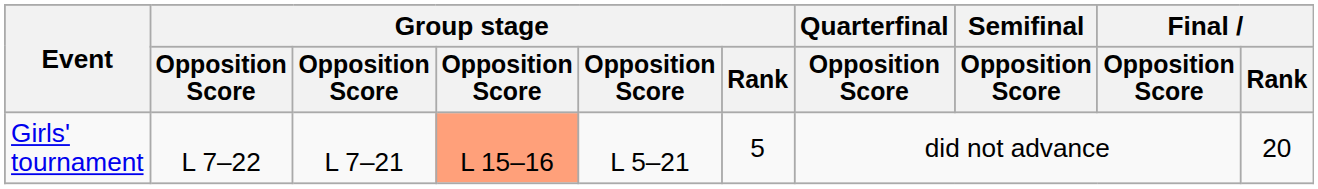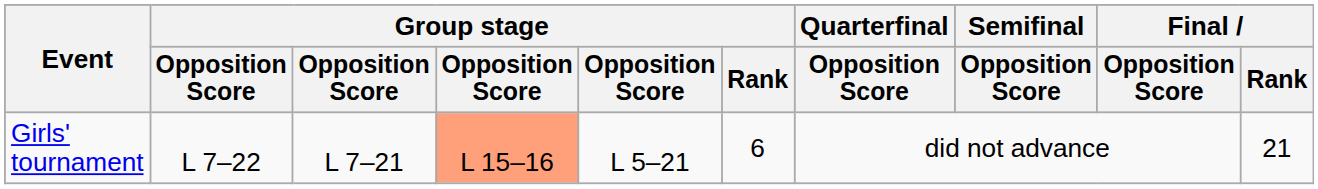(758, 148) 5 -> (758, 148) 6
(1277, 148) 20 -> (1277, 148) 21
